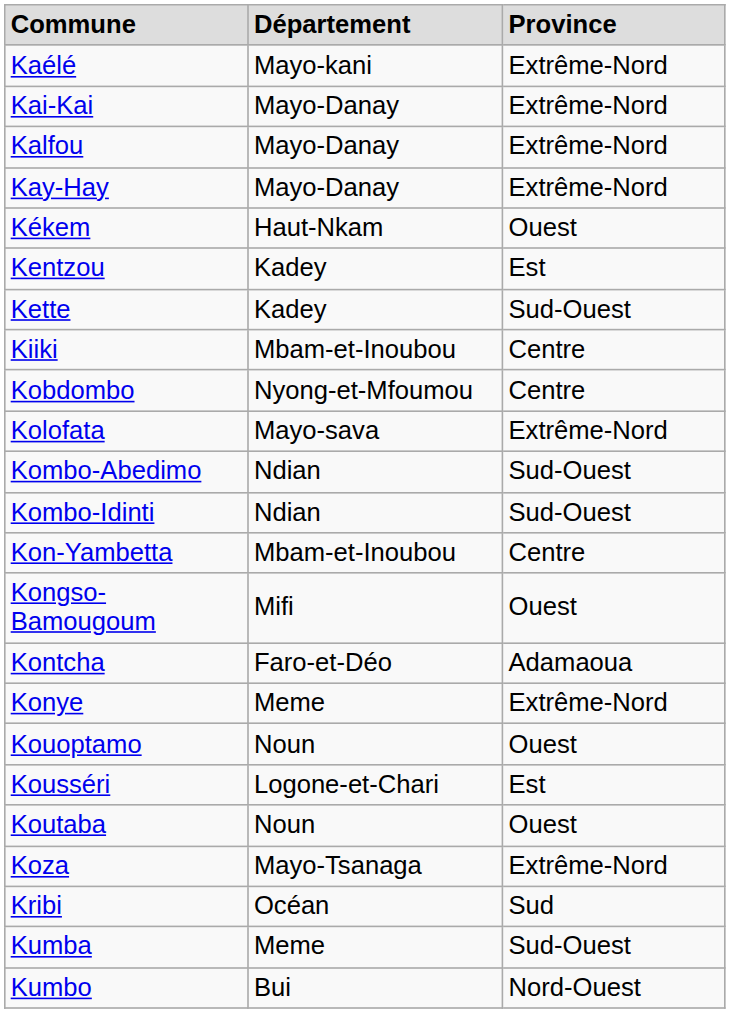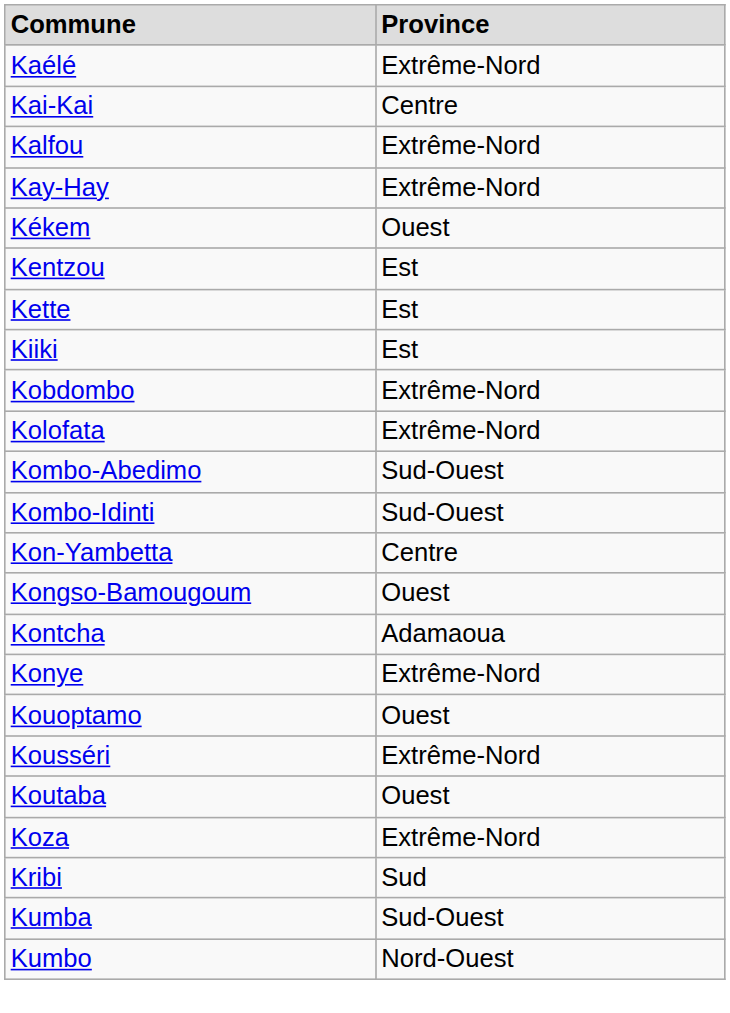- column: (332, 24)
(588, 106) Extrême-Nord -> (420, 106) Centre
(570, 308) Sud-Ouest -> (400, 308) Est
(547, 349) Centre -> (400, 349) Est
(547, 390) Centre -> (461, 390) Extrême-Nord
(527, 784) Est -> (461, 755) Extrême-Nord
